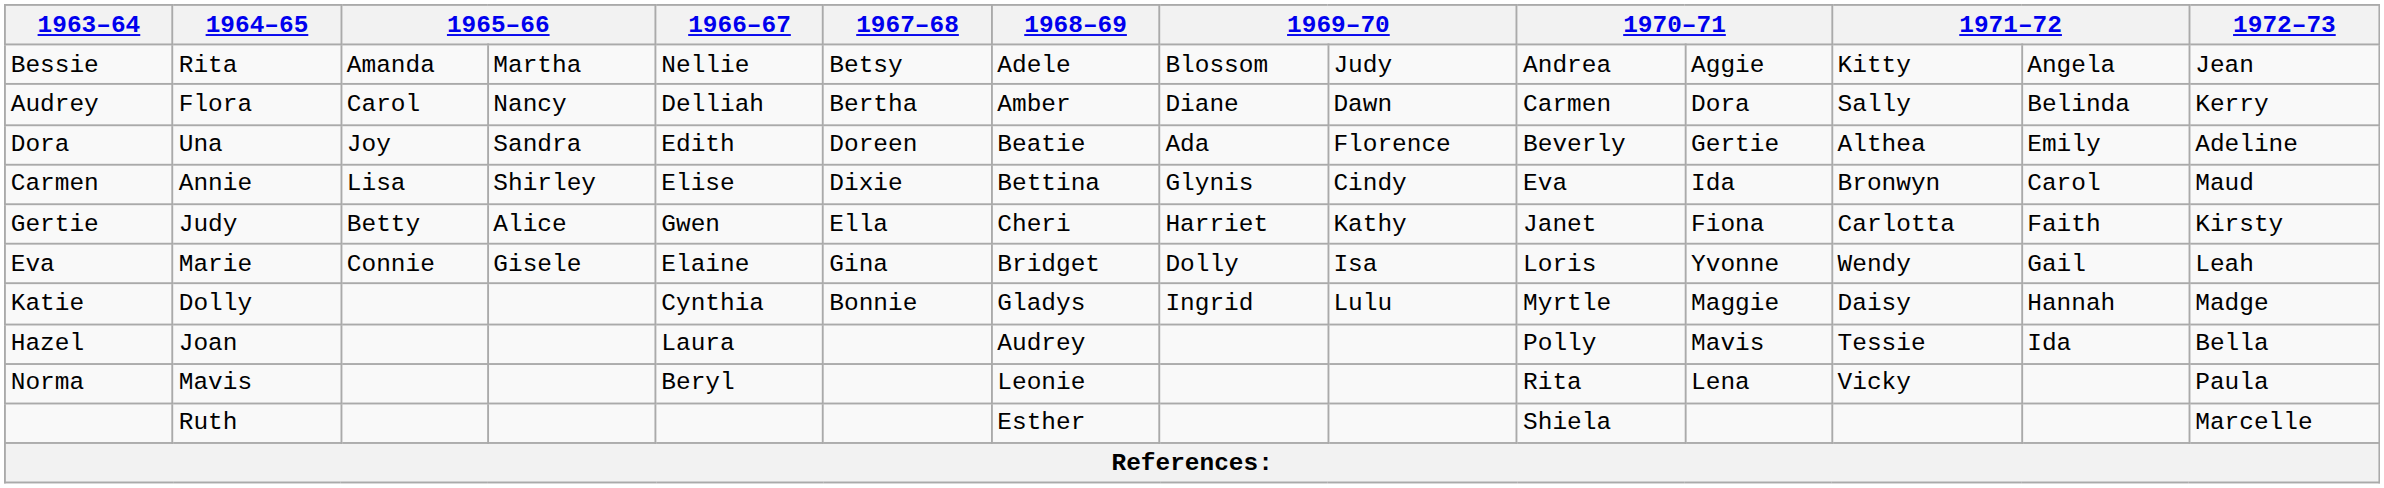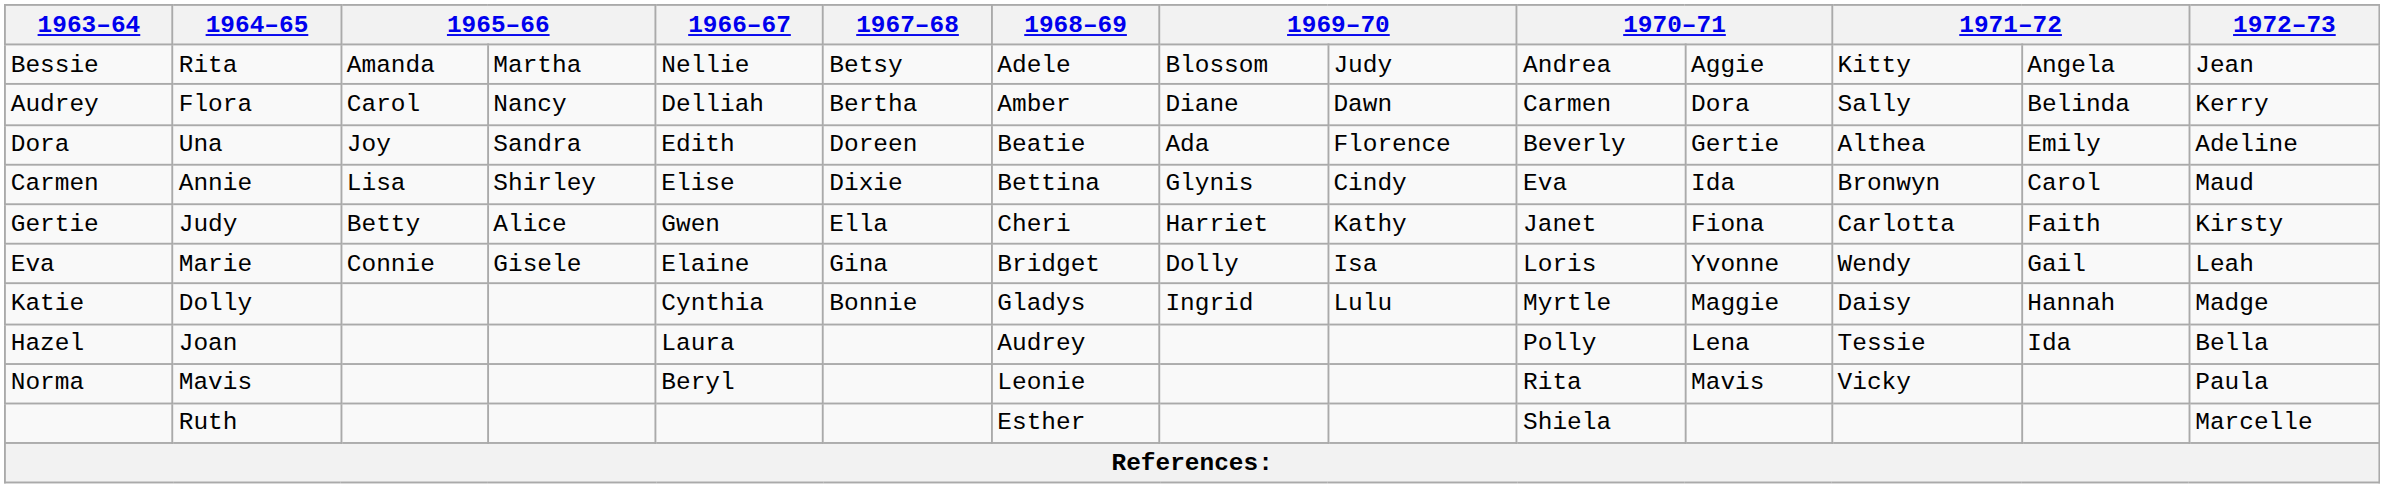(1728, 344) Mavis -> (1720, 344) Lena
(1720, 383) Lena -> (1728, 383) Mavis
